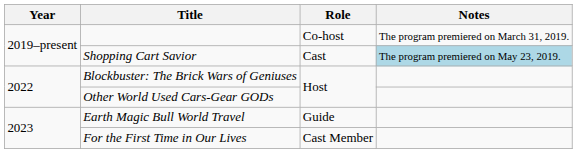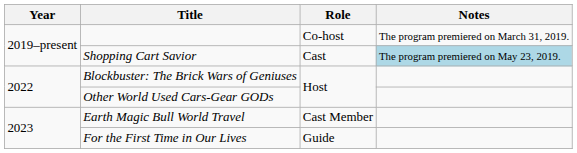(319, 117) Guide -> (338, 117) Cast Member
(338, 138) Cast Member -> (319, 138) Guide
